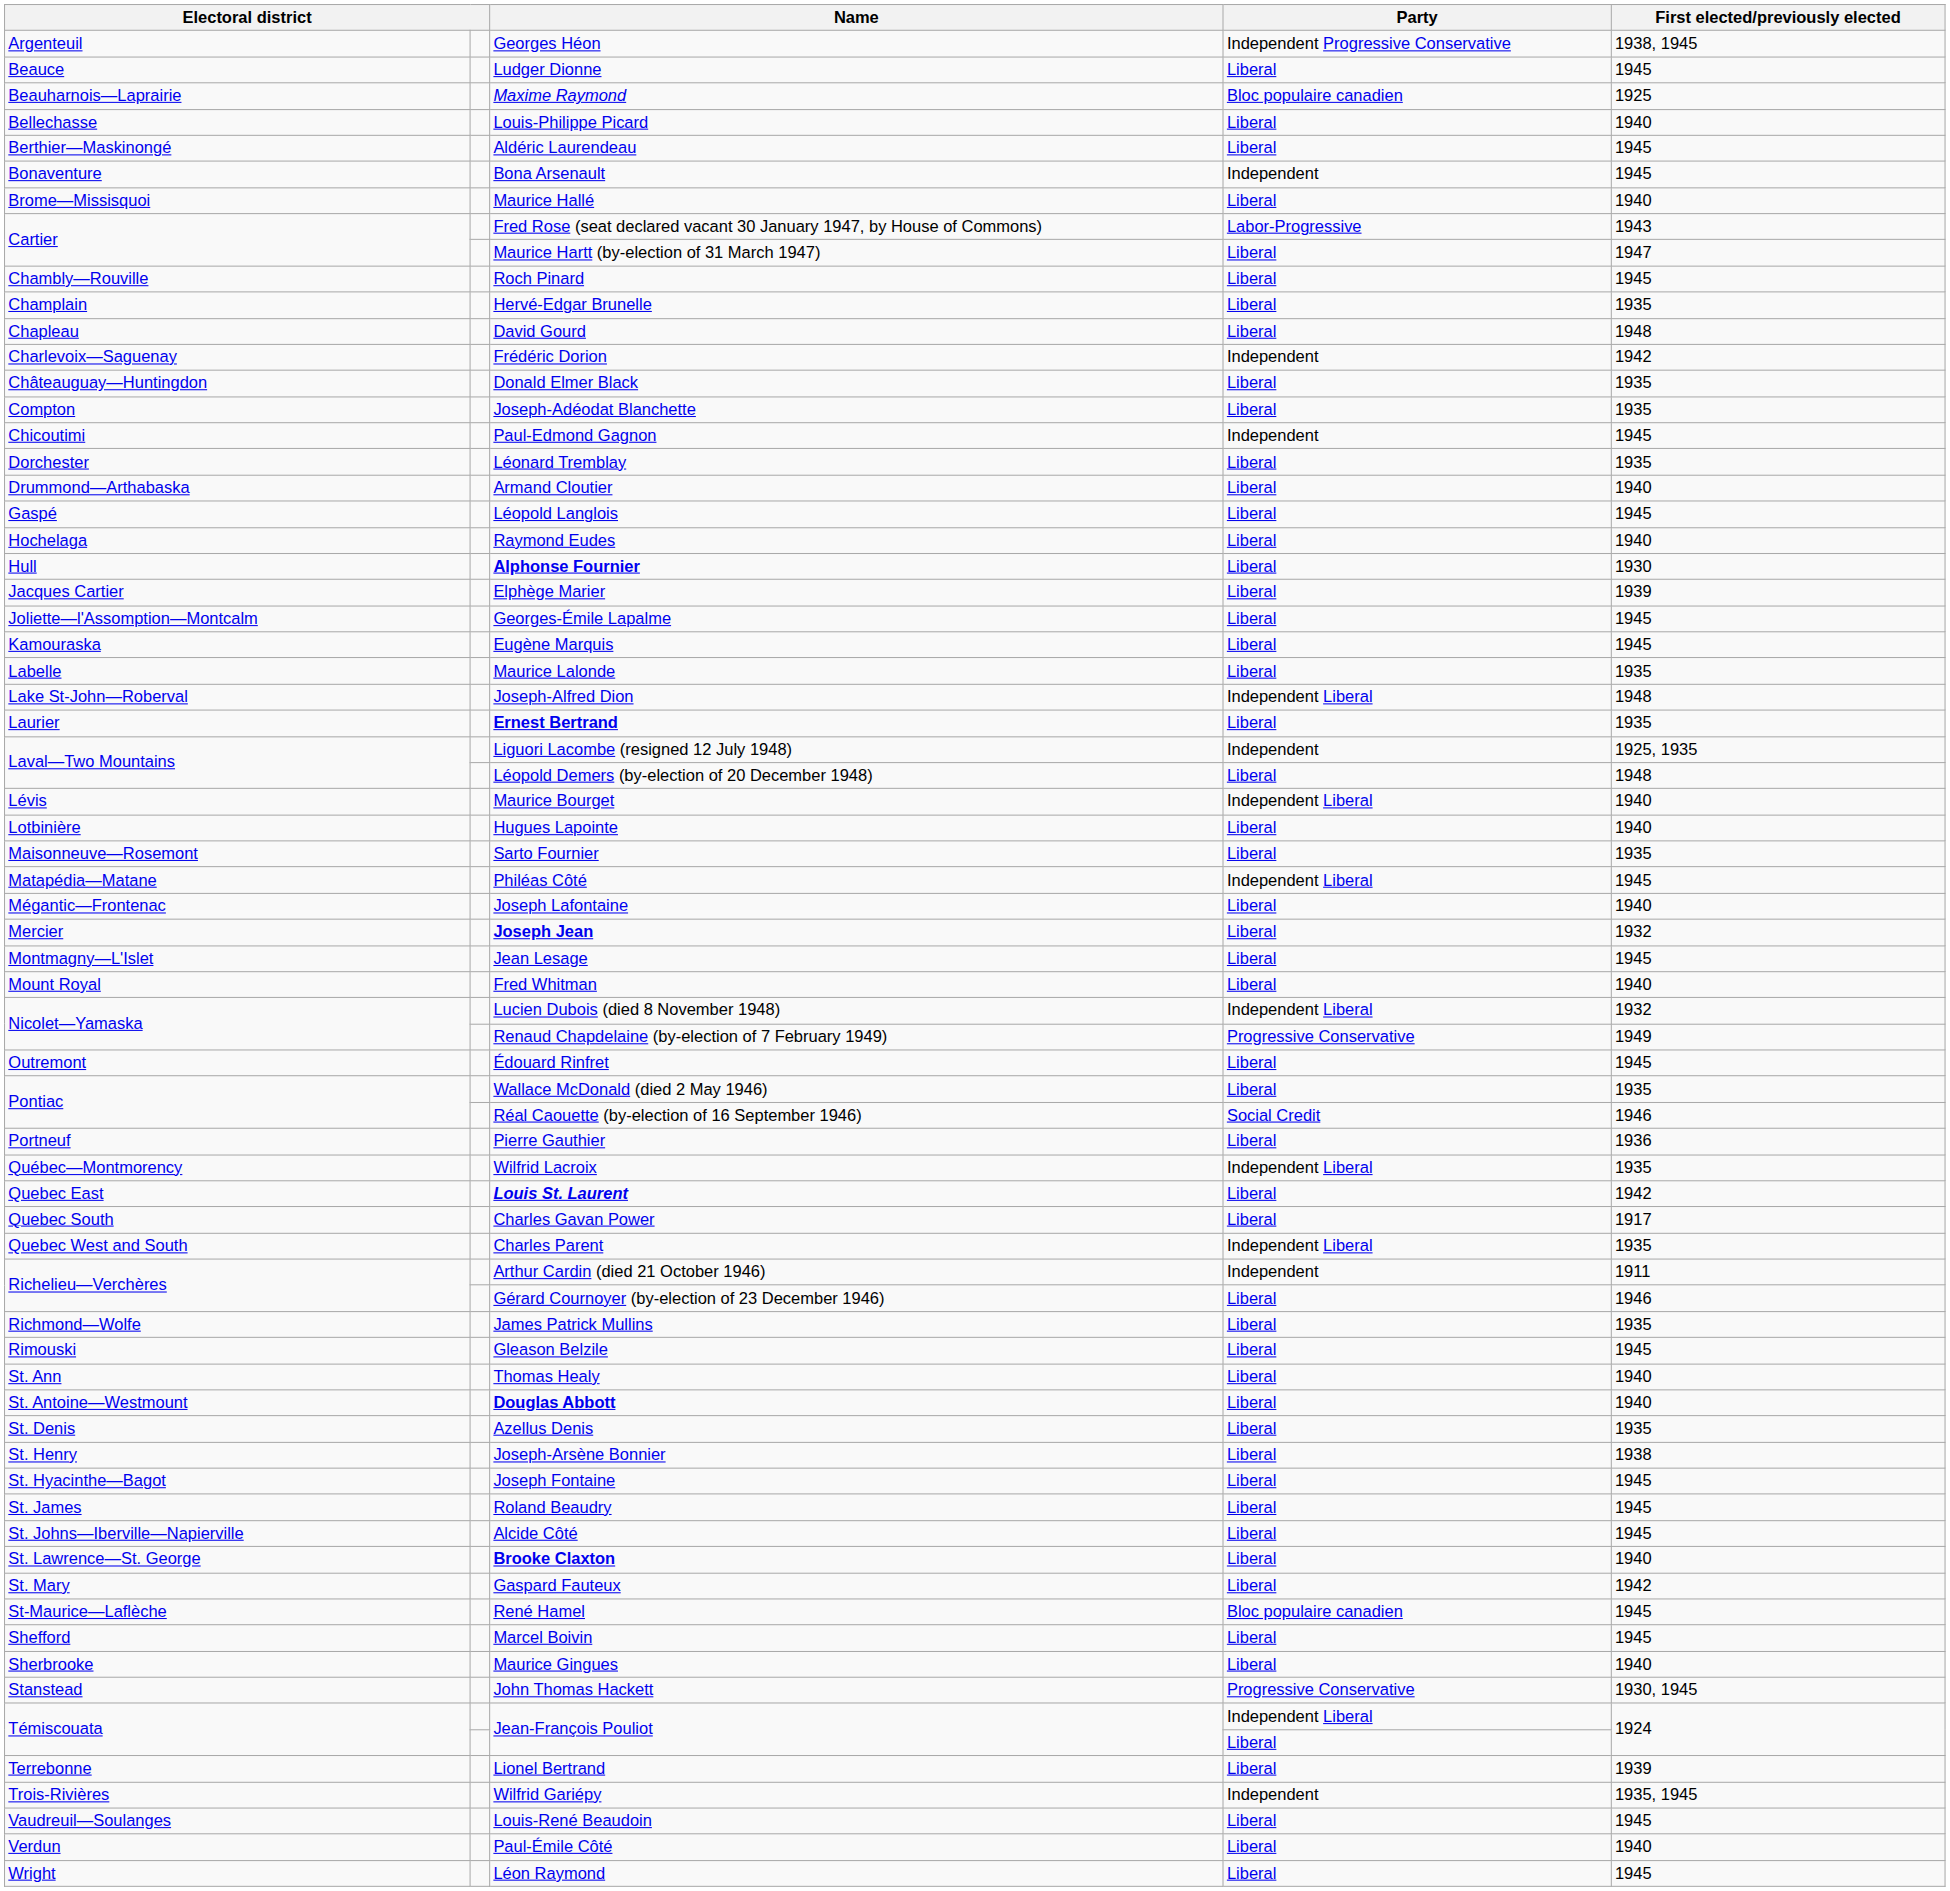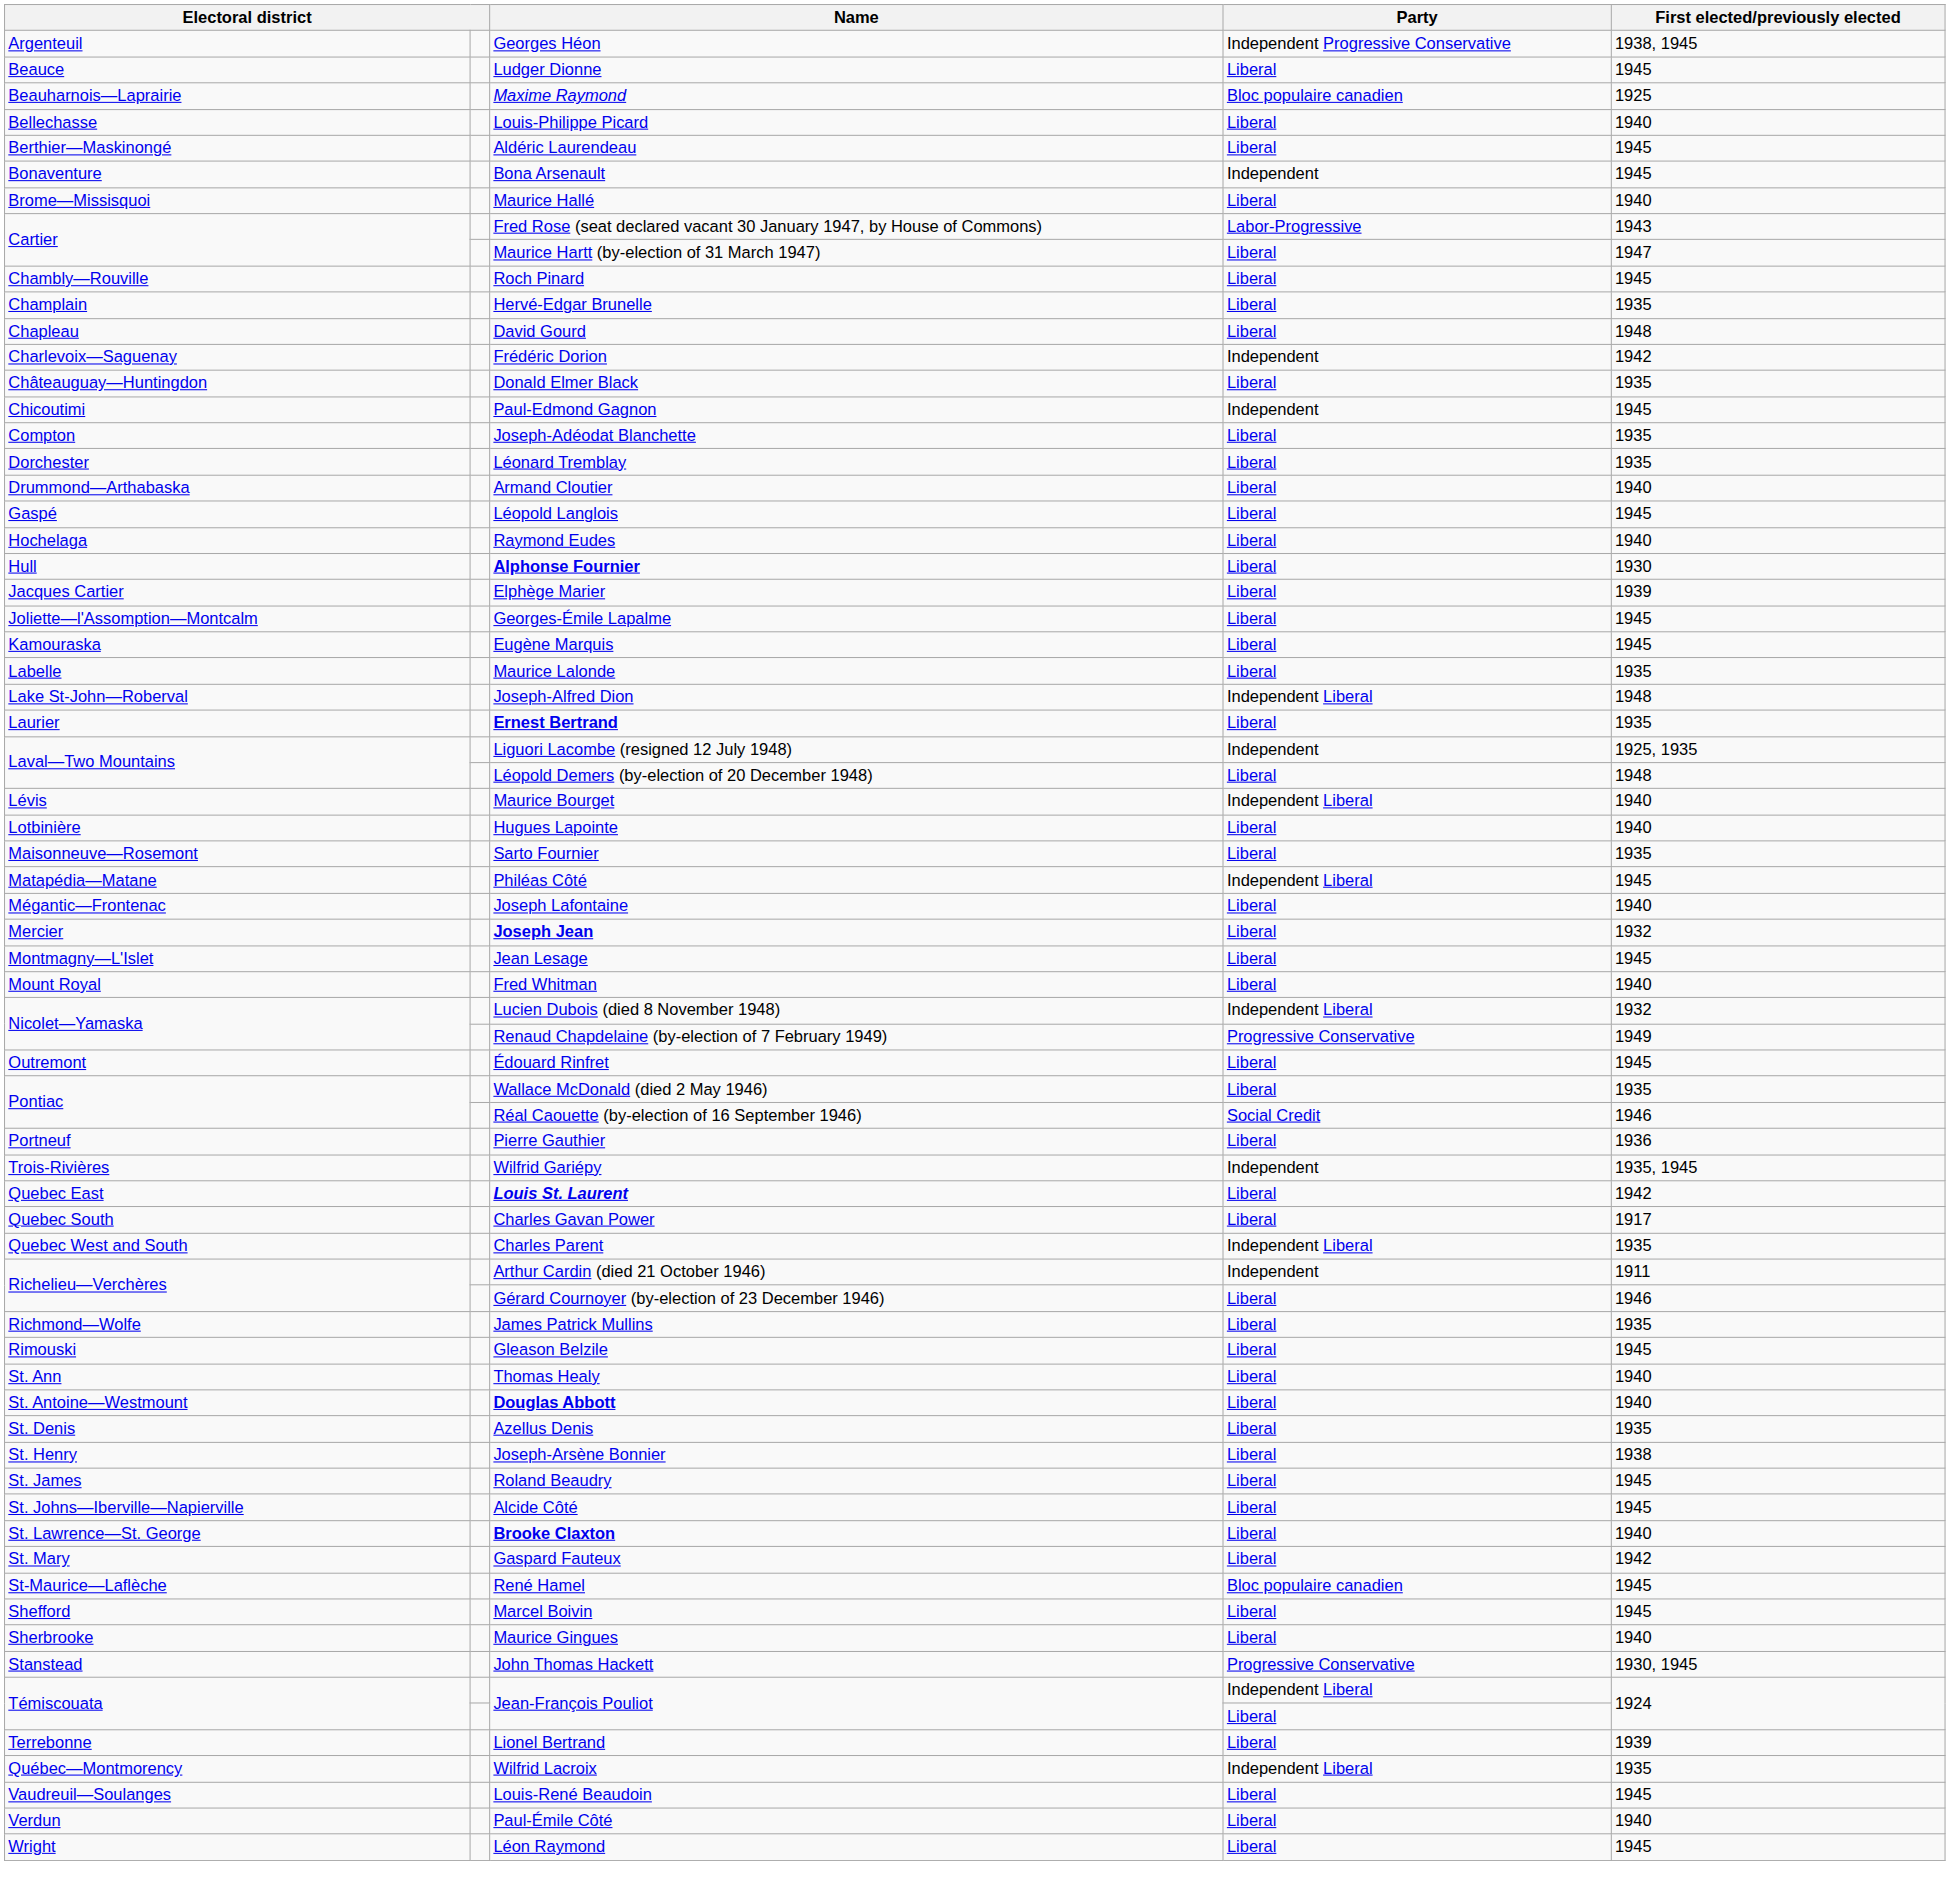rows swapped: (575, 435) <-> (595, 409)
rows swapped: (545, 1167) <-> (547, 1794)
- row: (554, 1481)
